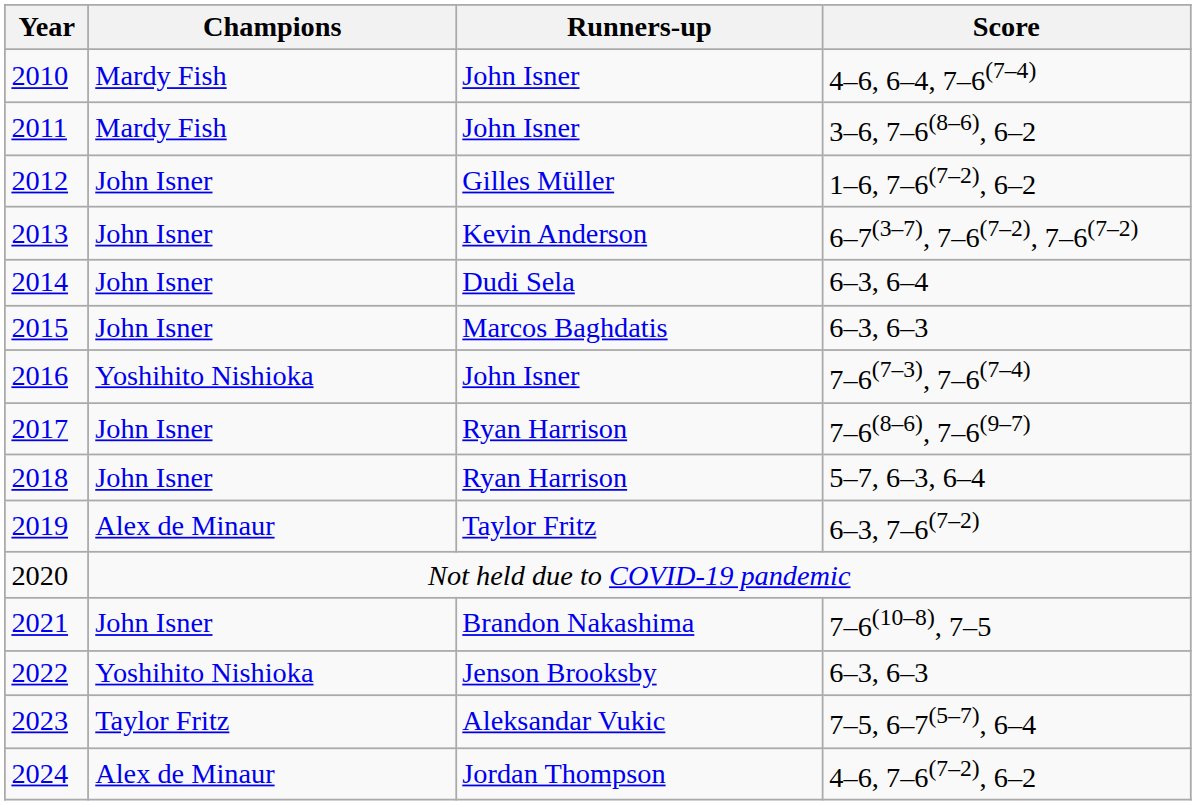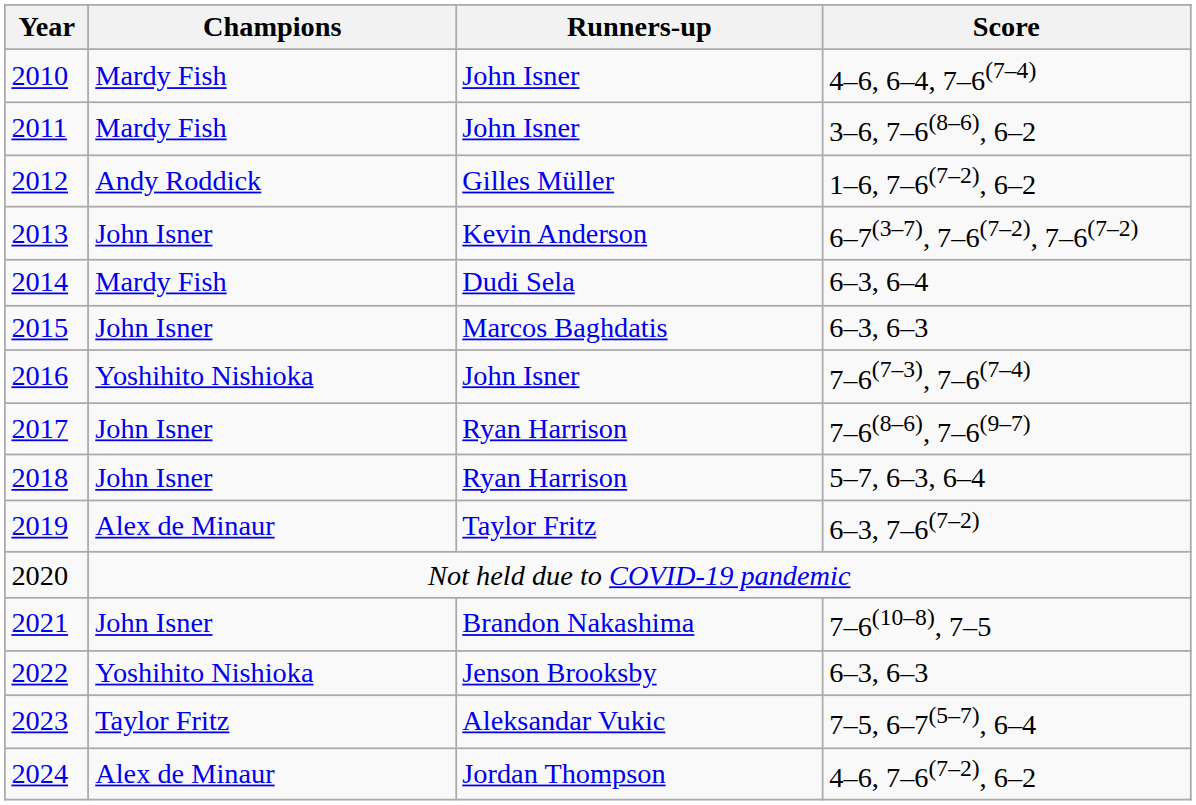(154, 180) John Isner -> (178, 180) Andy Roddick
(154, 282) John Isner -> (161, 282) Mardy Fish
